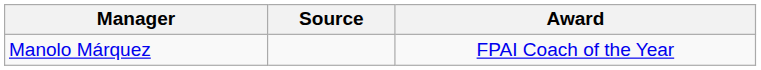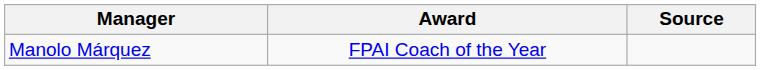columns swapped: (575, 19) <-> (331, 19)
